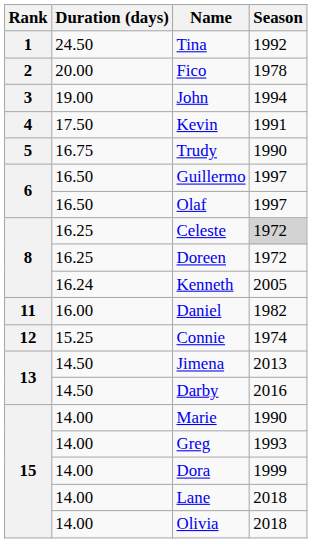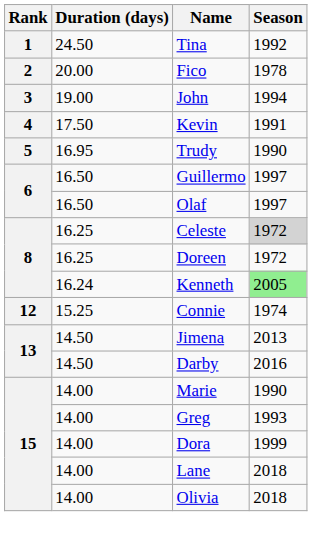(74, 151) 16.75 -> (74, 151) 16.95
(270, 284) no background -> (270, 284) lightgreen background
- row: (199, 310)
